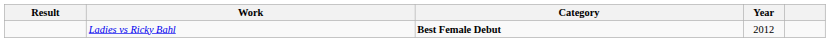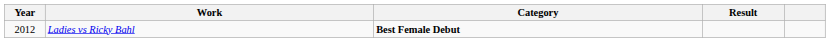columns swapped: (764, 12) <-> (45, 12)
